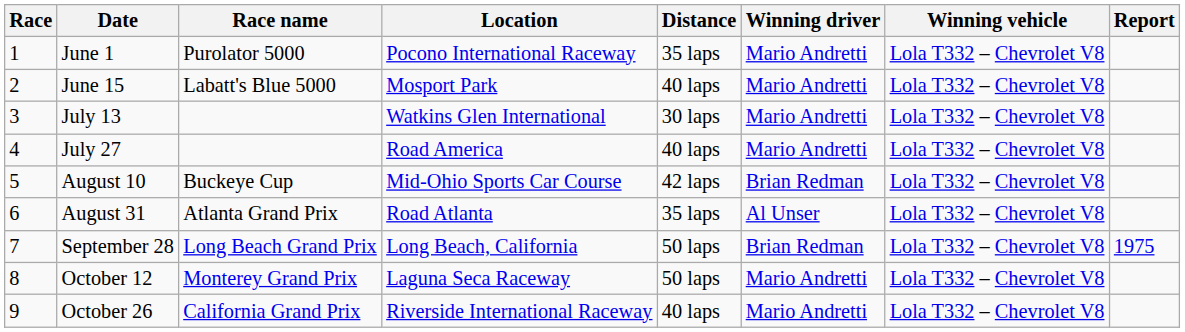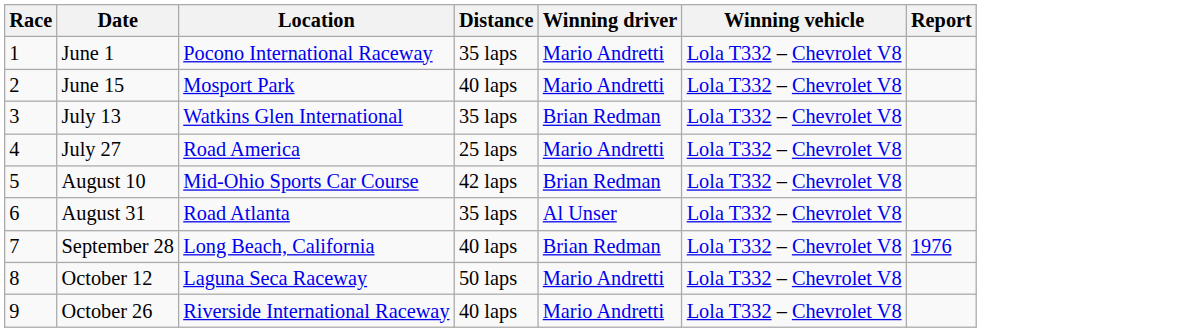- column: (280, 20)
(691, 117) 30 laps -> (488, 117) 35 laps
(806, 117) Mario Andretti -> (602, 117) Brian Redman
(691, 149) 40 laps -> (488, 149) 25 laps
(691, 246) 50 laps -> (488, 246) 40 laps
(1134, 246) 1975 -> (931, 246) 1976
